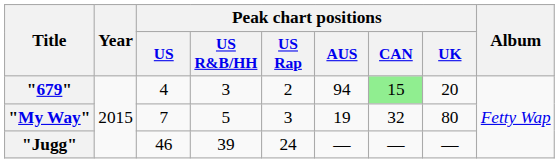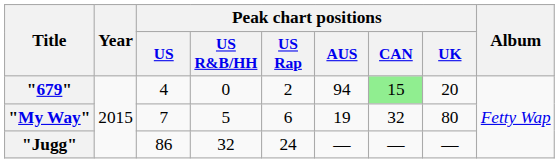(226, 89) 3 -> (226, 89) 0
(288, 117) 3 -> (288, 117) 6
(164, 144) 46 -> (164, 144) 86
(226, 144) 39 -> (226, 144) 32
